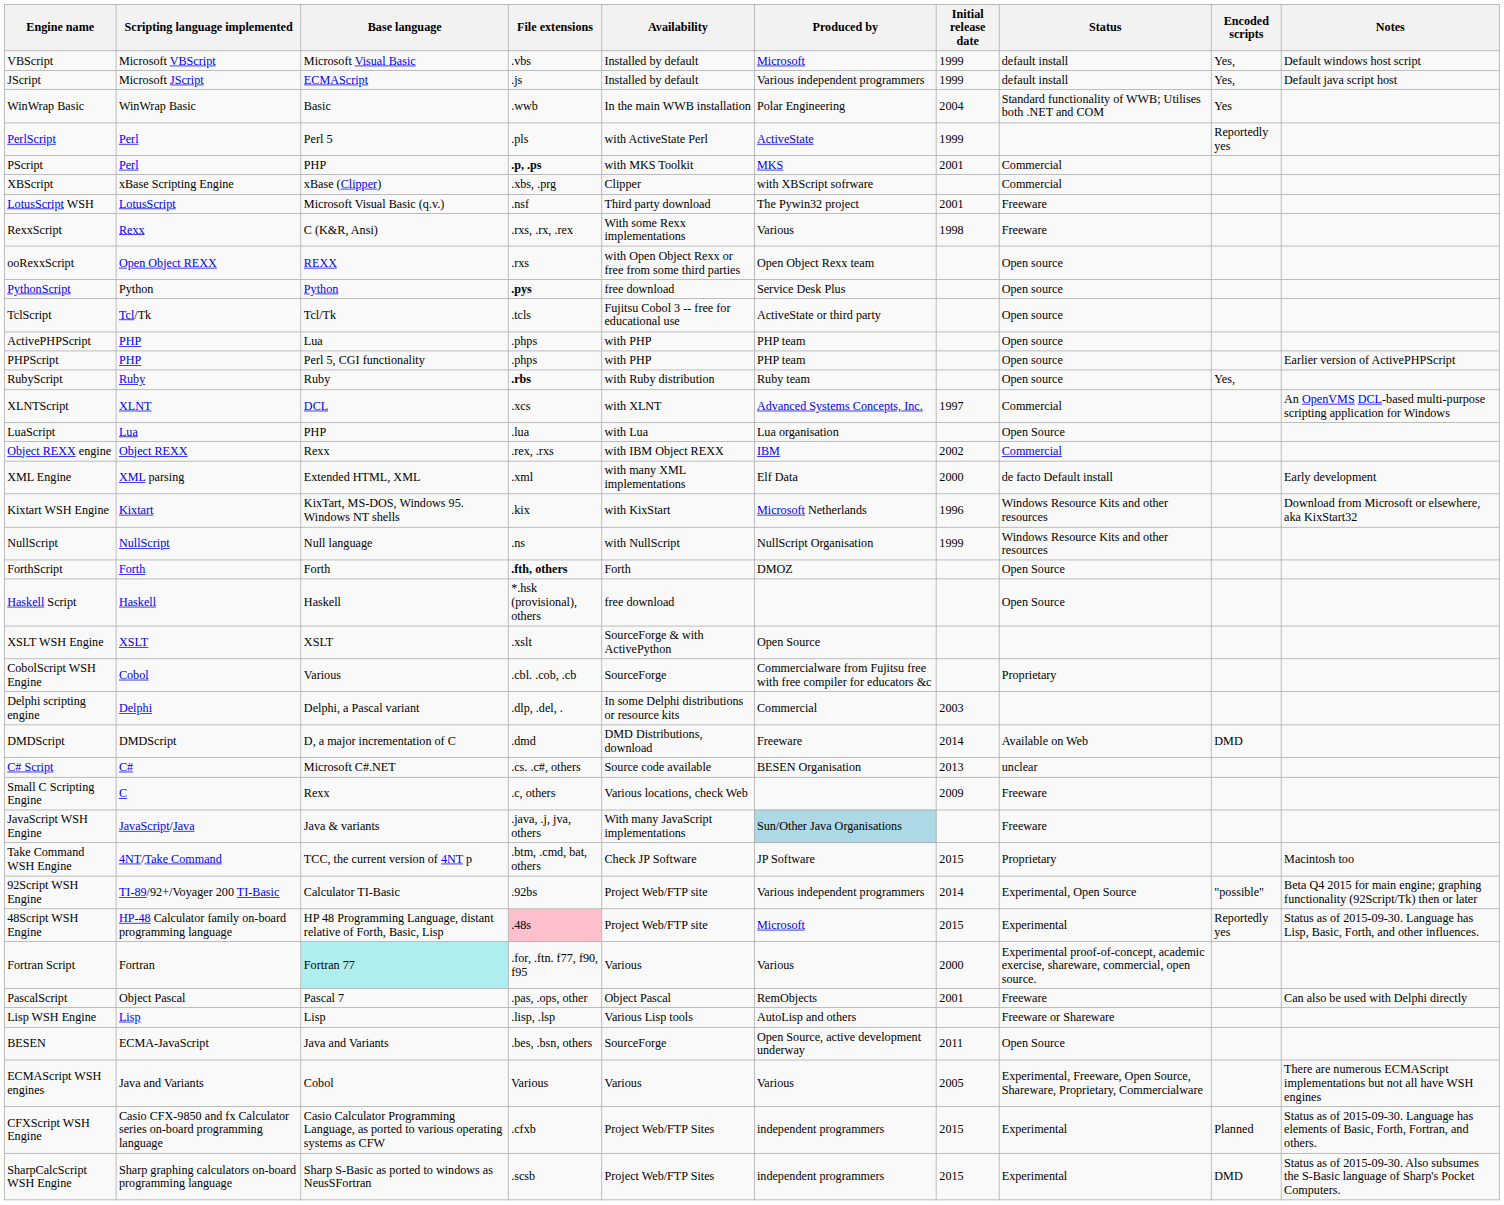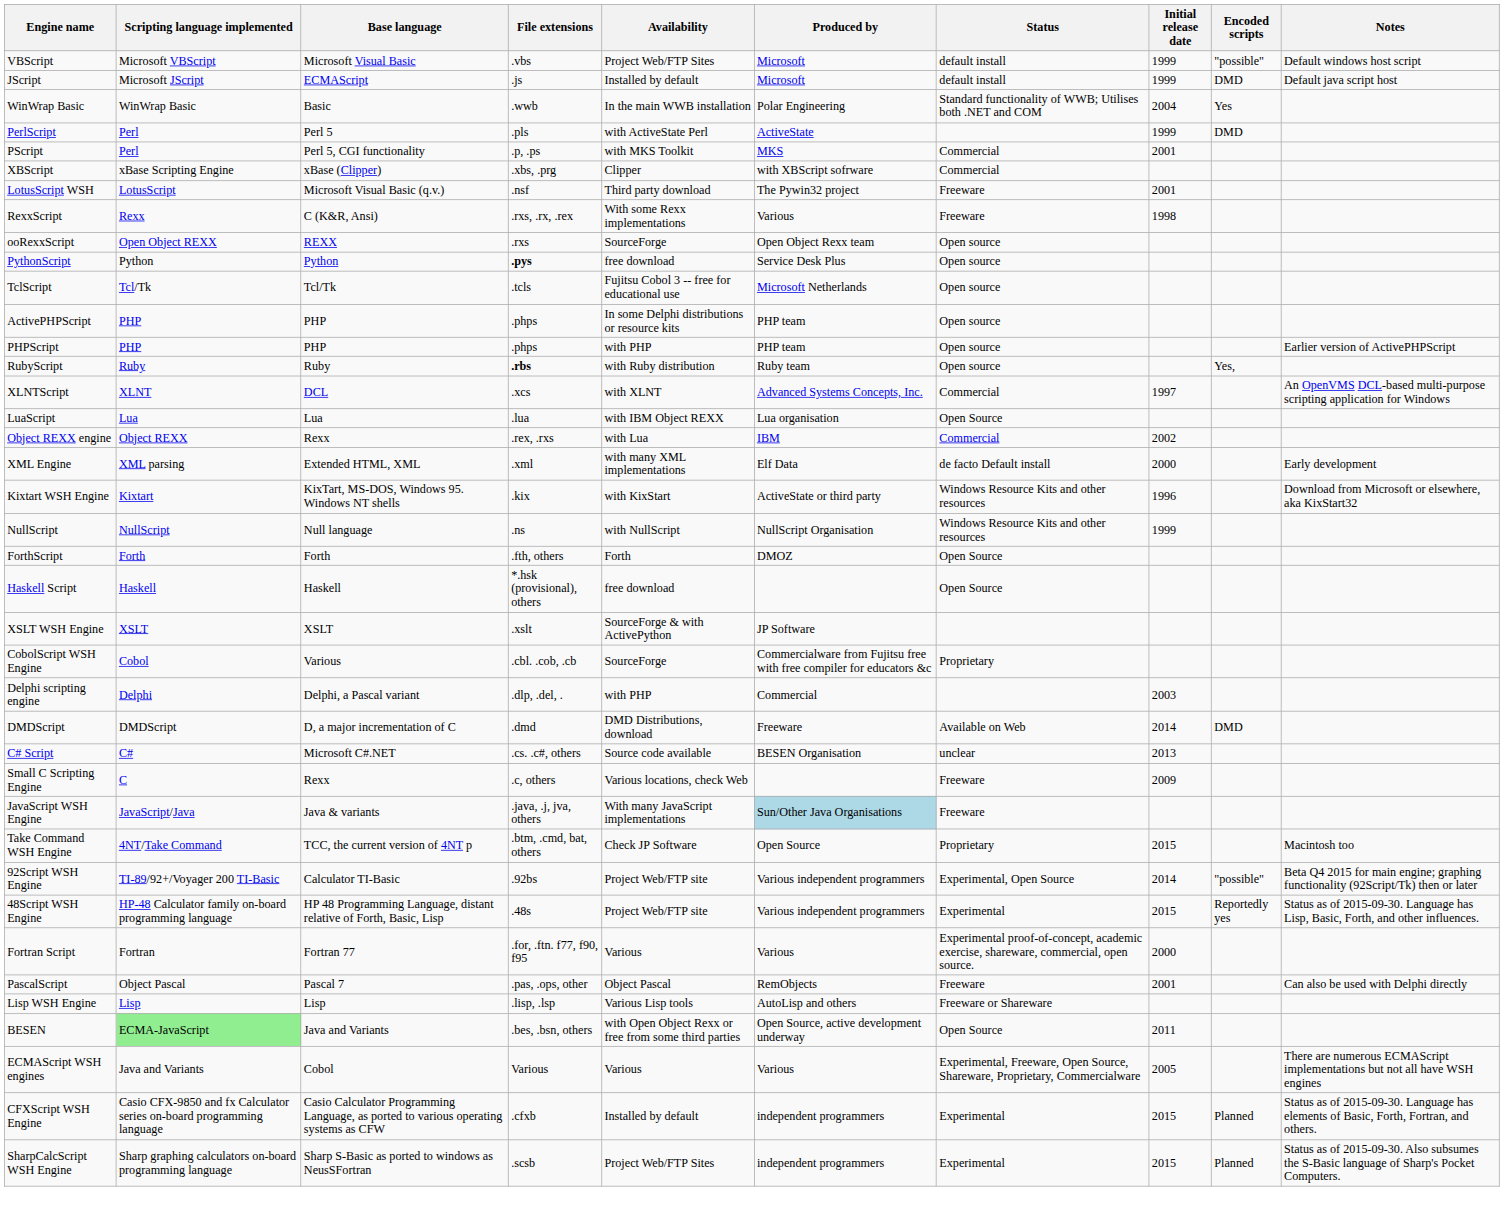columns swapped: (1105, 27) <-> (968, 27)
(651, 60) Installed by default -> (659, 60) Project Web/FTP Sites
(1225, 60) Yes, -> (1239, 60) "possible"
(841, 80) Various independent programmers -> (781, 80) Microsoft
(1225, 80) Yes, -> (1228, 80) DMD
(1241, 139) Reportedly yes -> (1228, 132) DMD
(315, 165) PHP -> (364, 151) Perl 5, CGI functionality
(526, 165) bold -> (526, 151) normal
(672, 262) with Open Object Rexx or free from some third parties -> (635, 242) SourceForge
(819, 315) ActiveState or third party -> (812, 287) Microsoft Netherlands
(313, 341) Lua -> (315, 320) PHP
(628, 341) with PHP -> (674, 320) In some Delphi distributions or resource kits
(364, 360) Perl 5, CGI functionality -> (315, 346) PHP
(315, 432) PHP -> (313, 418) Lua
(626, 432) with Lua -> (664, 418) with IBM Object REXX
(664, 451) with IBM Object REXX -> (626, 437) with Lua
(812, 510) Microsoft Netherlands -> (819, 496) ActiveState or third party
(539, 569) bold -> (537, 555) normal
(789, 642) Open Source -> (786, 628) JP Software
(674, 708) In some Delphi distributions or resource kits -> (628, 694) with PHP
(786, 859) JP Software -> (789, 845) Open Source
(521, 925) pink background -> (521, 911) no background
(781, 925) Microsoft -> (841, 911) Various independent programmers
(329, 965) paleturquoise background -> (329, 951) no background
(164, 1043) no background -> (164, 1029) lightgreen background
(635, 1043) SourceForge -> (672, 1029) with Open Object Rexx or free from some third parties
(659, 1130) Project Web/FTP Sites -> (651, 1116) Installed by default
(1228, 1176) DMD -> (1234, 1162) Planned
